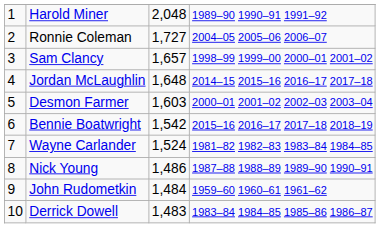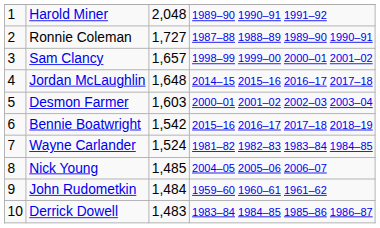(259, 37) 2004–05 2005–06 2006–07 -> (282, 37) 1987–88 1988–89 1989–90 1990–91
(169, 168) 1,486 -> (169, 168) 1,485
(282, 168) 1987–88 1988–89 1989–90 1990–91 -> (259, 168) 2004–05 2005–06 2006–07
